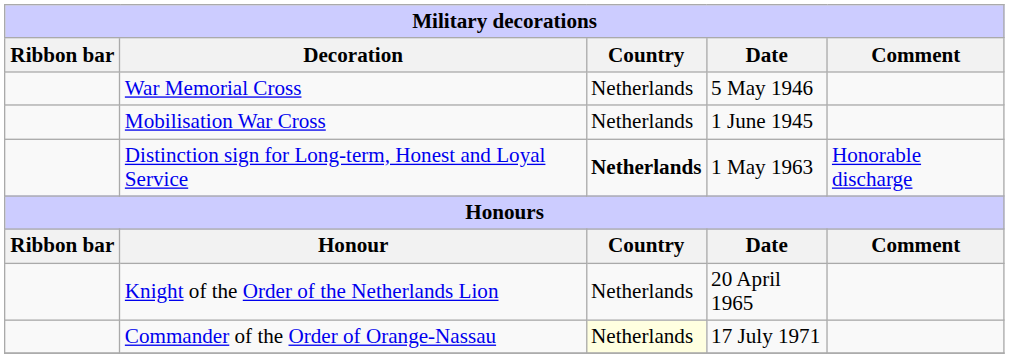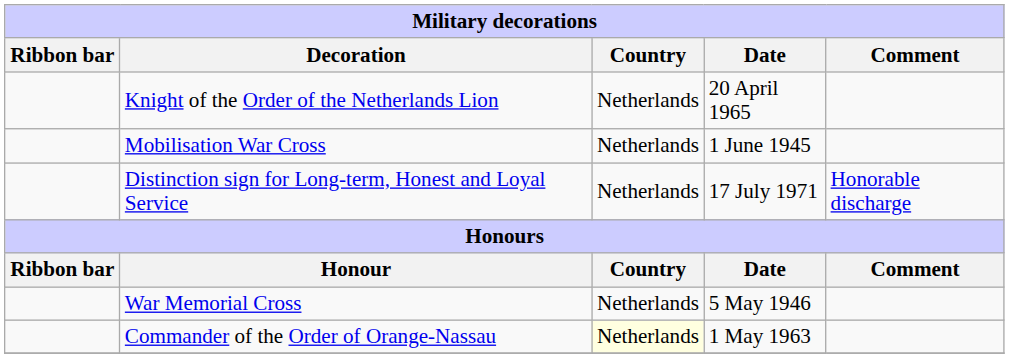rows swapped: (213, 88) <-> (312, 291)
(646, 167) bold -> (648, 190) normal
(762, 167) 1 May 1963 -> (763, 190) 17 July 1971
(766, 336) 17 July 1971 -> (760, 336) 1 May 1963
